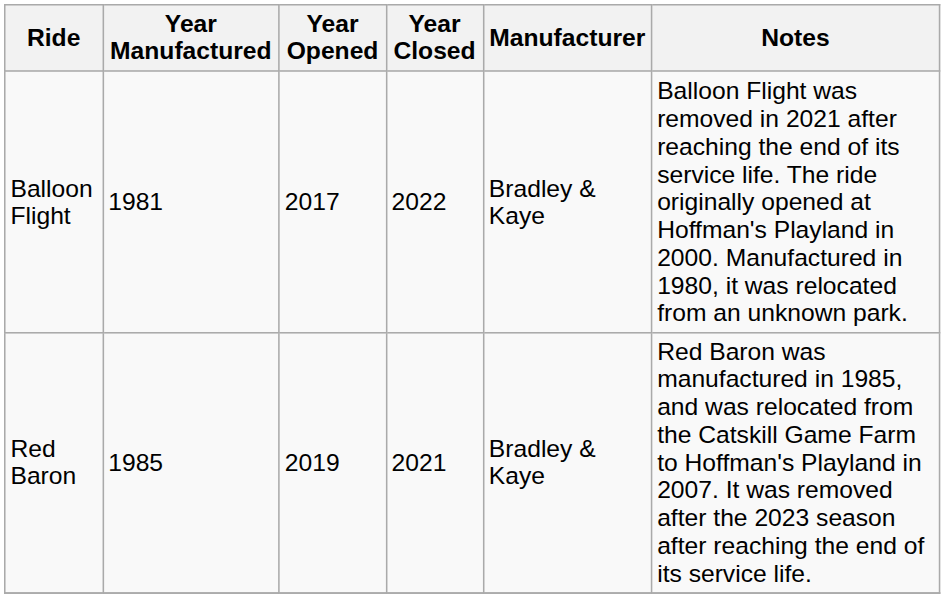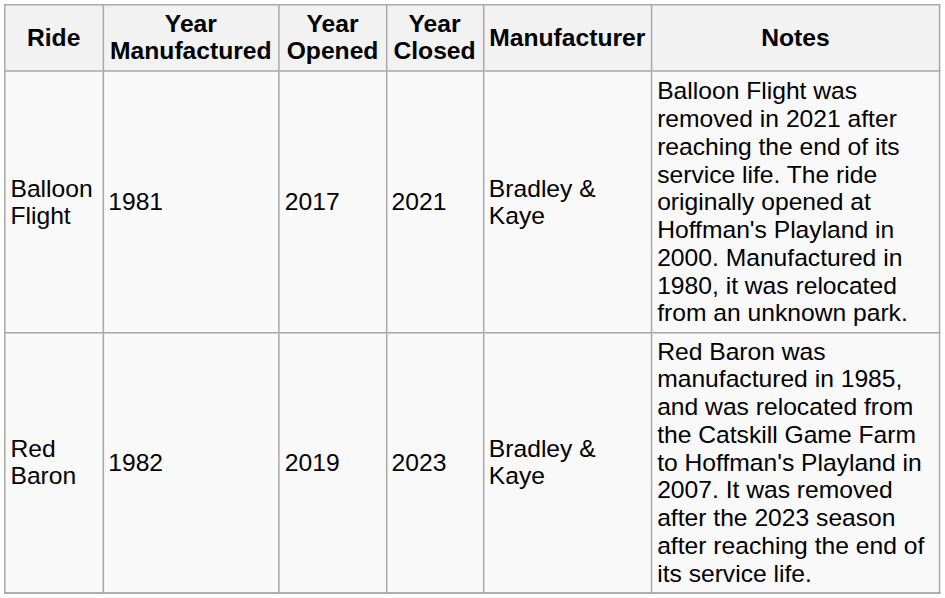(419, 201) 2022 -> (419, 201) 2021
(136, 462) 1985 -> (136, 462) 1982
(419, 462) 2021 -> (419, 462) 2023
